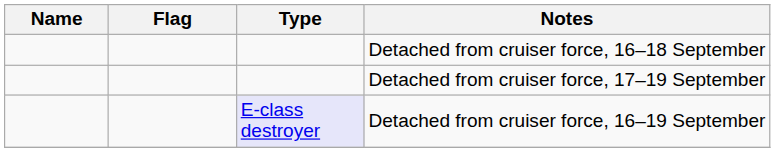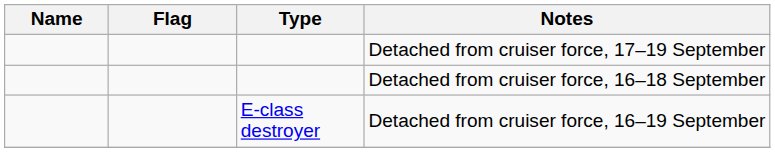rows swapped: (567, 49) <-> (567, 79)
(280, 120) lavender background -> (280, 120) no background
